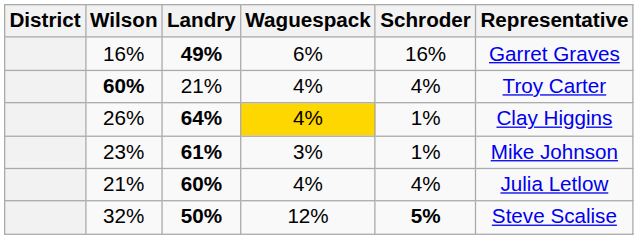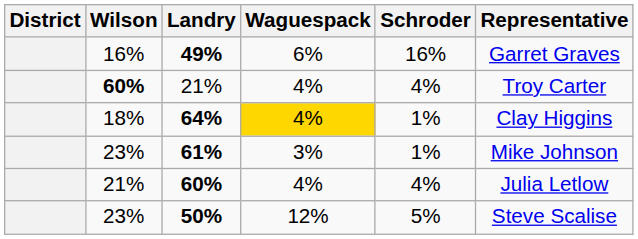(124, 119) 26% -> (124, 119) 18%
(124, 217) 32% -> (124, 217) 23%
(426, 217) bold -> (426, 217) normal
